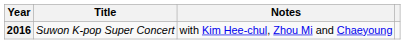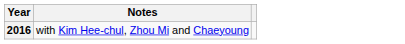- column: (105, 13)
